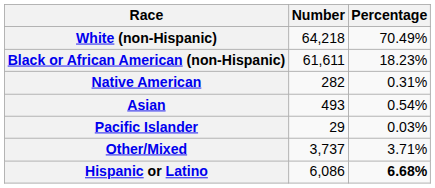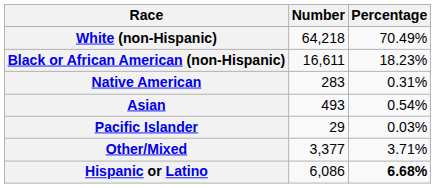(324, 60) 61,611 -> (324, 60) 16,611
(333, 82) 282 -> (333, 82) 283
(327, 149) 3,737 -> (327, 149) 3,377
